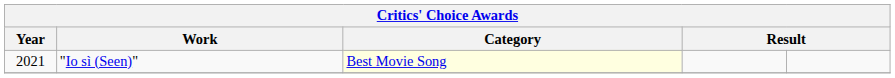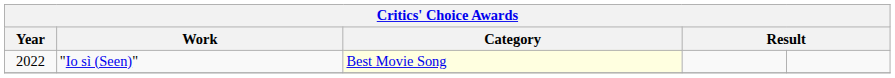(30, 61) 2021 -> (30, 61) 2022
